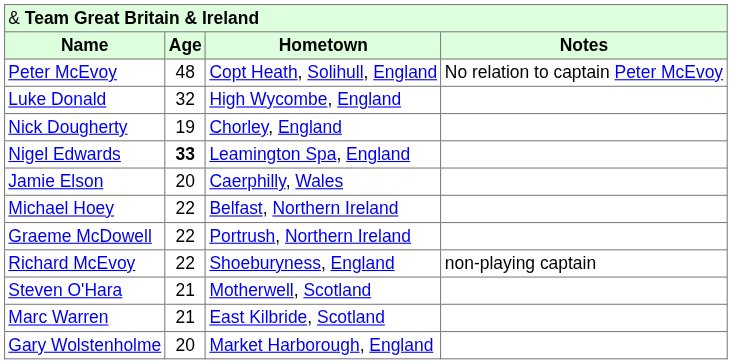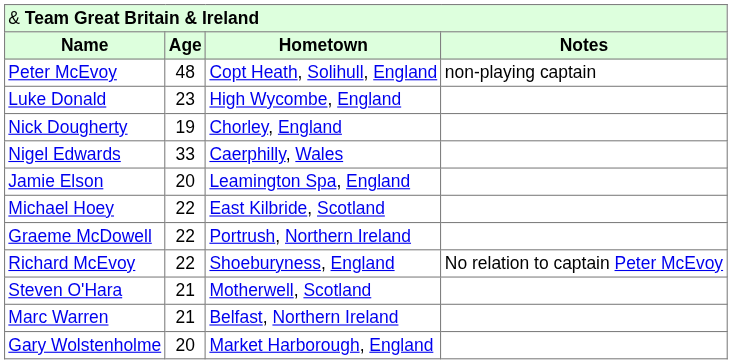(584, 72) No relation to captain Peter McEvoy -> (520, 72) non-playing captain
(185, 99) 32 -> (185, 99) 23
(185, 154) bold -> (185, 154) normal
(310, 154) Leamington Spa, England -> (276, 154) Caerphilly, Wales
(276, 181) Caerphilly, Wales -> (310, 181) Leamington Spa, England
(304, 208) Belfast, Northern Ireland -> (297, 208) East Kilbride, Scotland
(520, 263) non-playing captain -> (584, 263) No relation to captain Peter McEvoy
(297, 317) East Kilbride, Scotland -> (304, 317) Belfast, Northern Ireland
